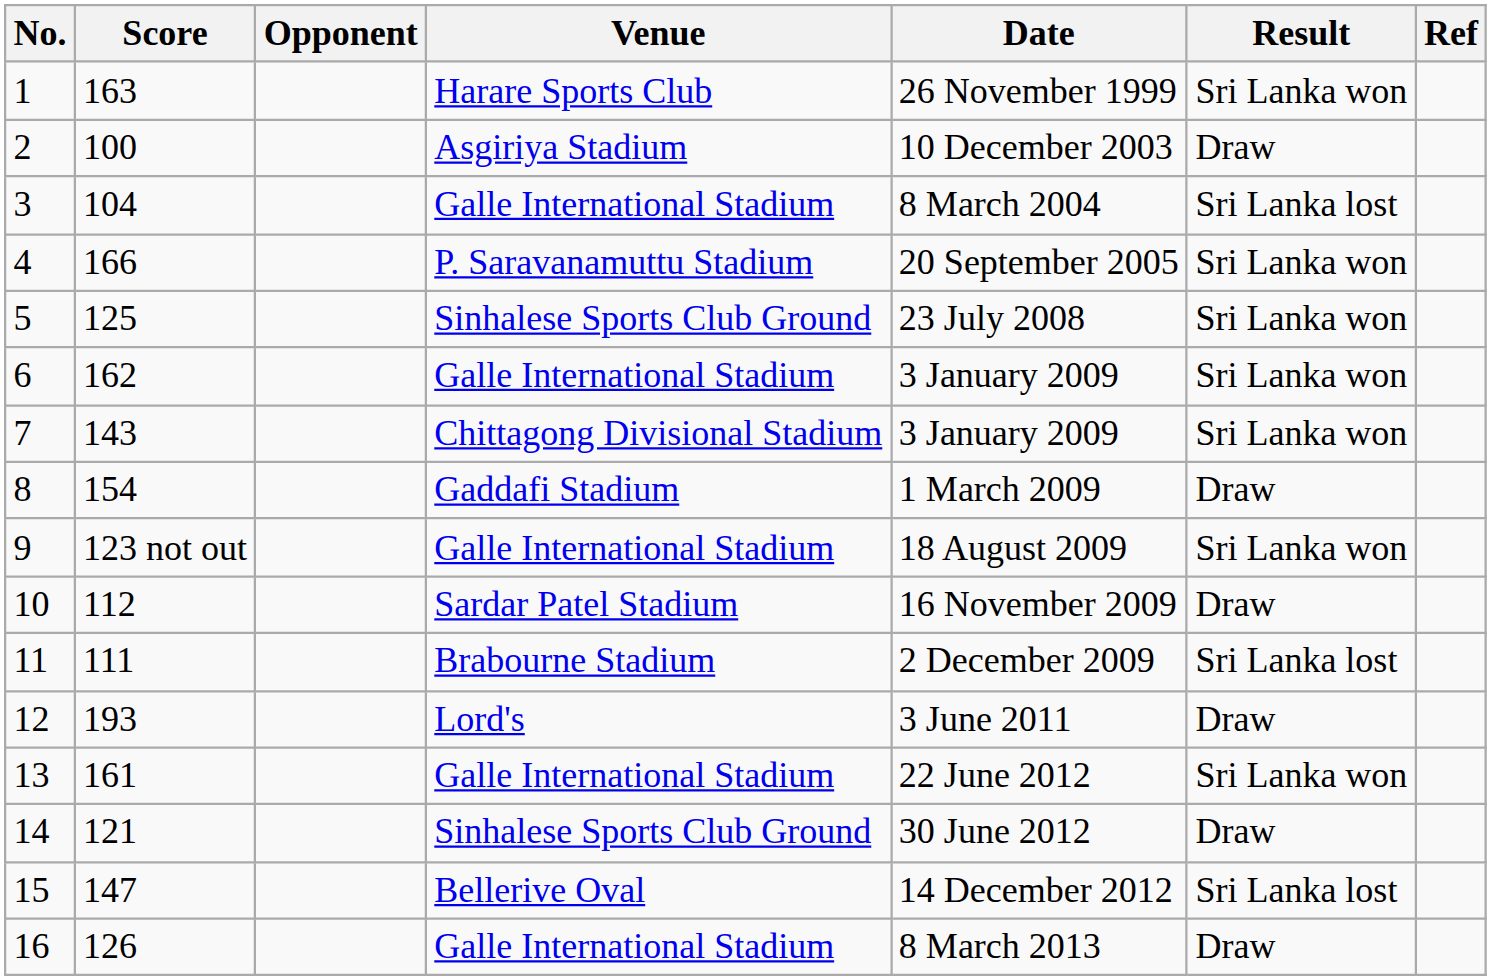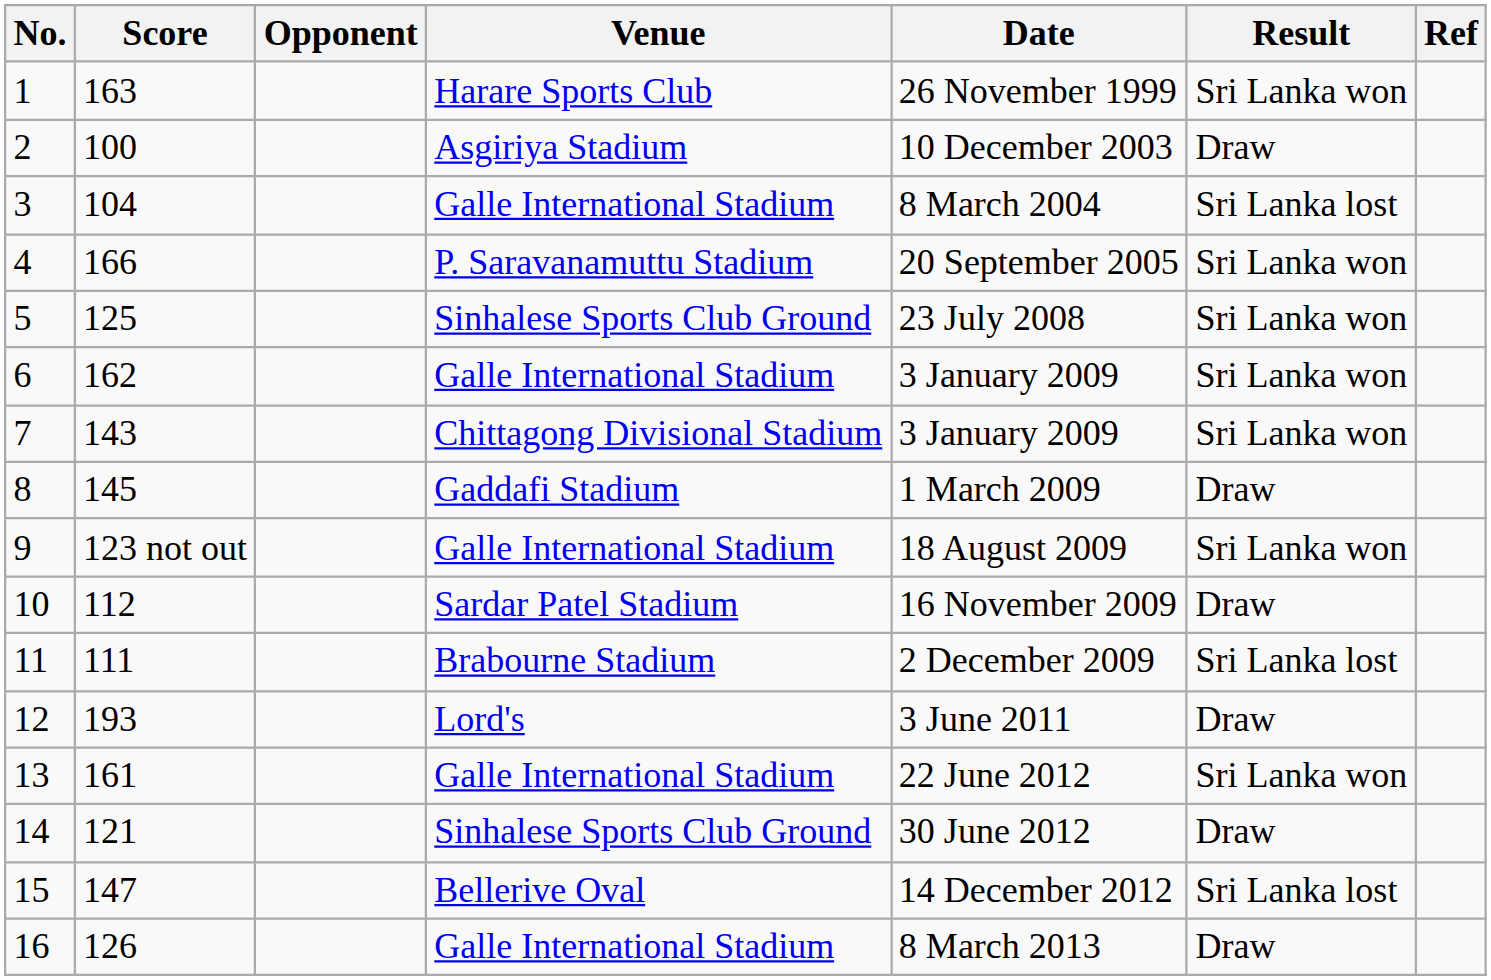(110, 489) 154 -> (110, 489) 145
